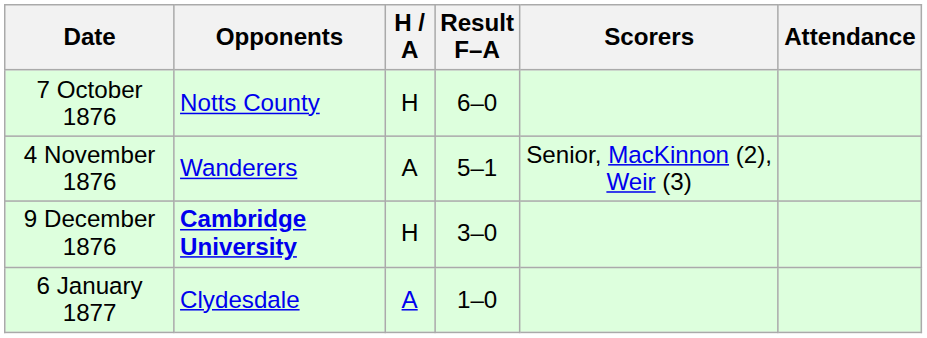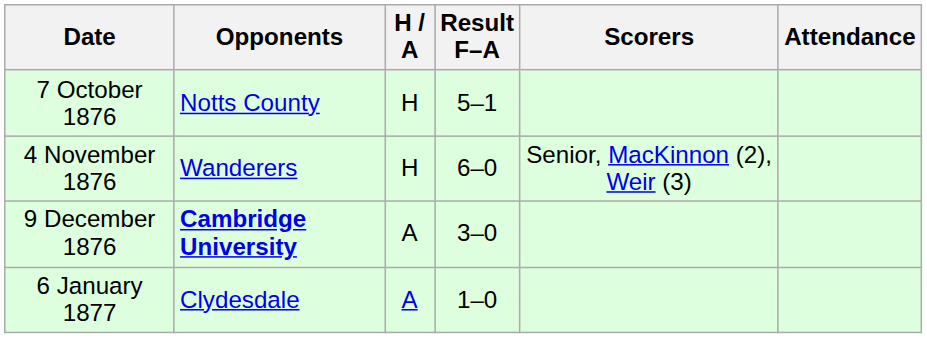(477, 102) 6–0 -> (477, 102) 5–1
(410, 168) A -> (410, 168) H
(477, 168) 5–1 -> (477, 168) 6–0
(410, 233) H -> (410, 233) A
